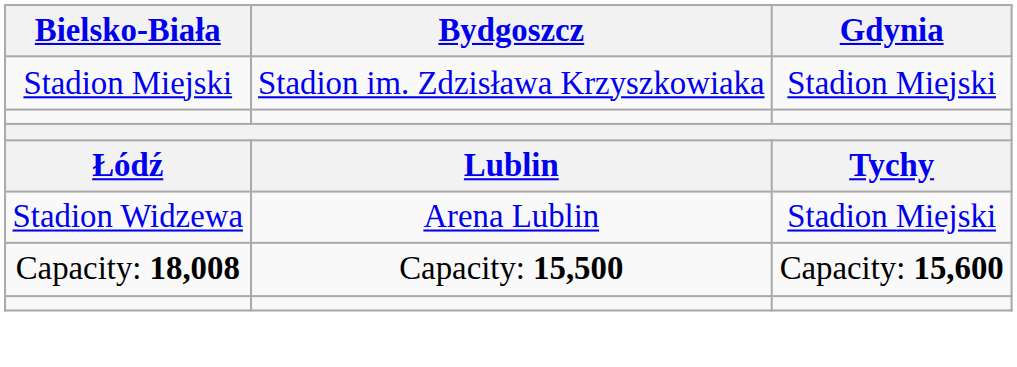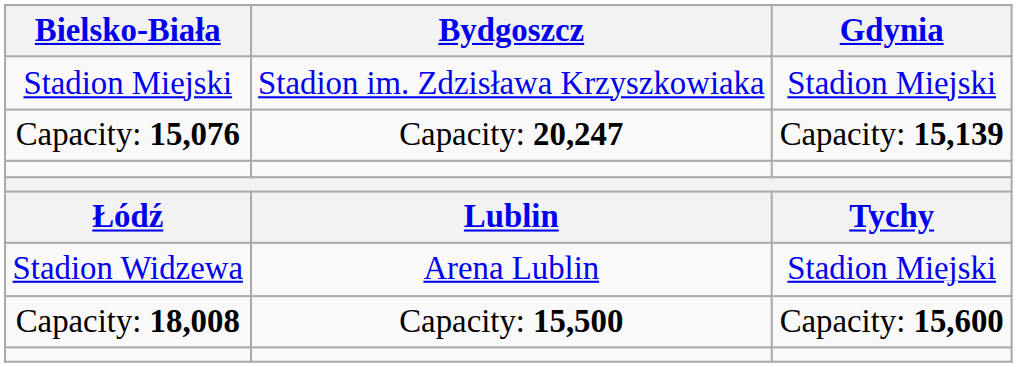+ row: (128, 134)
